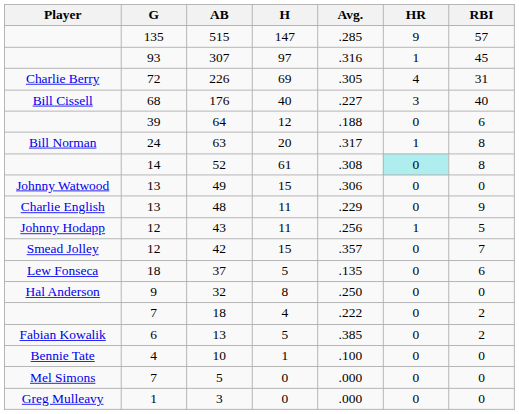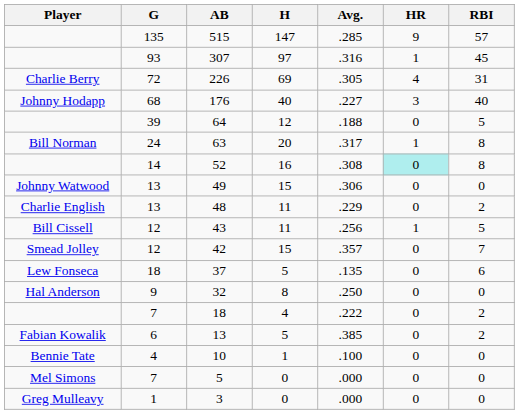(63, 100) Bill Cissell -> (63, 100) Johnny Hodapp
(481, 121) 6 -> (481, 121) 5
(285, 164) 61 -> (285, 164) 16
(481, 206) 9 -> (481, 206) 2
(63, 228) Johnny Hodapp -> (63, 228) Bill Cissell
